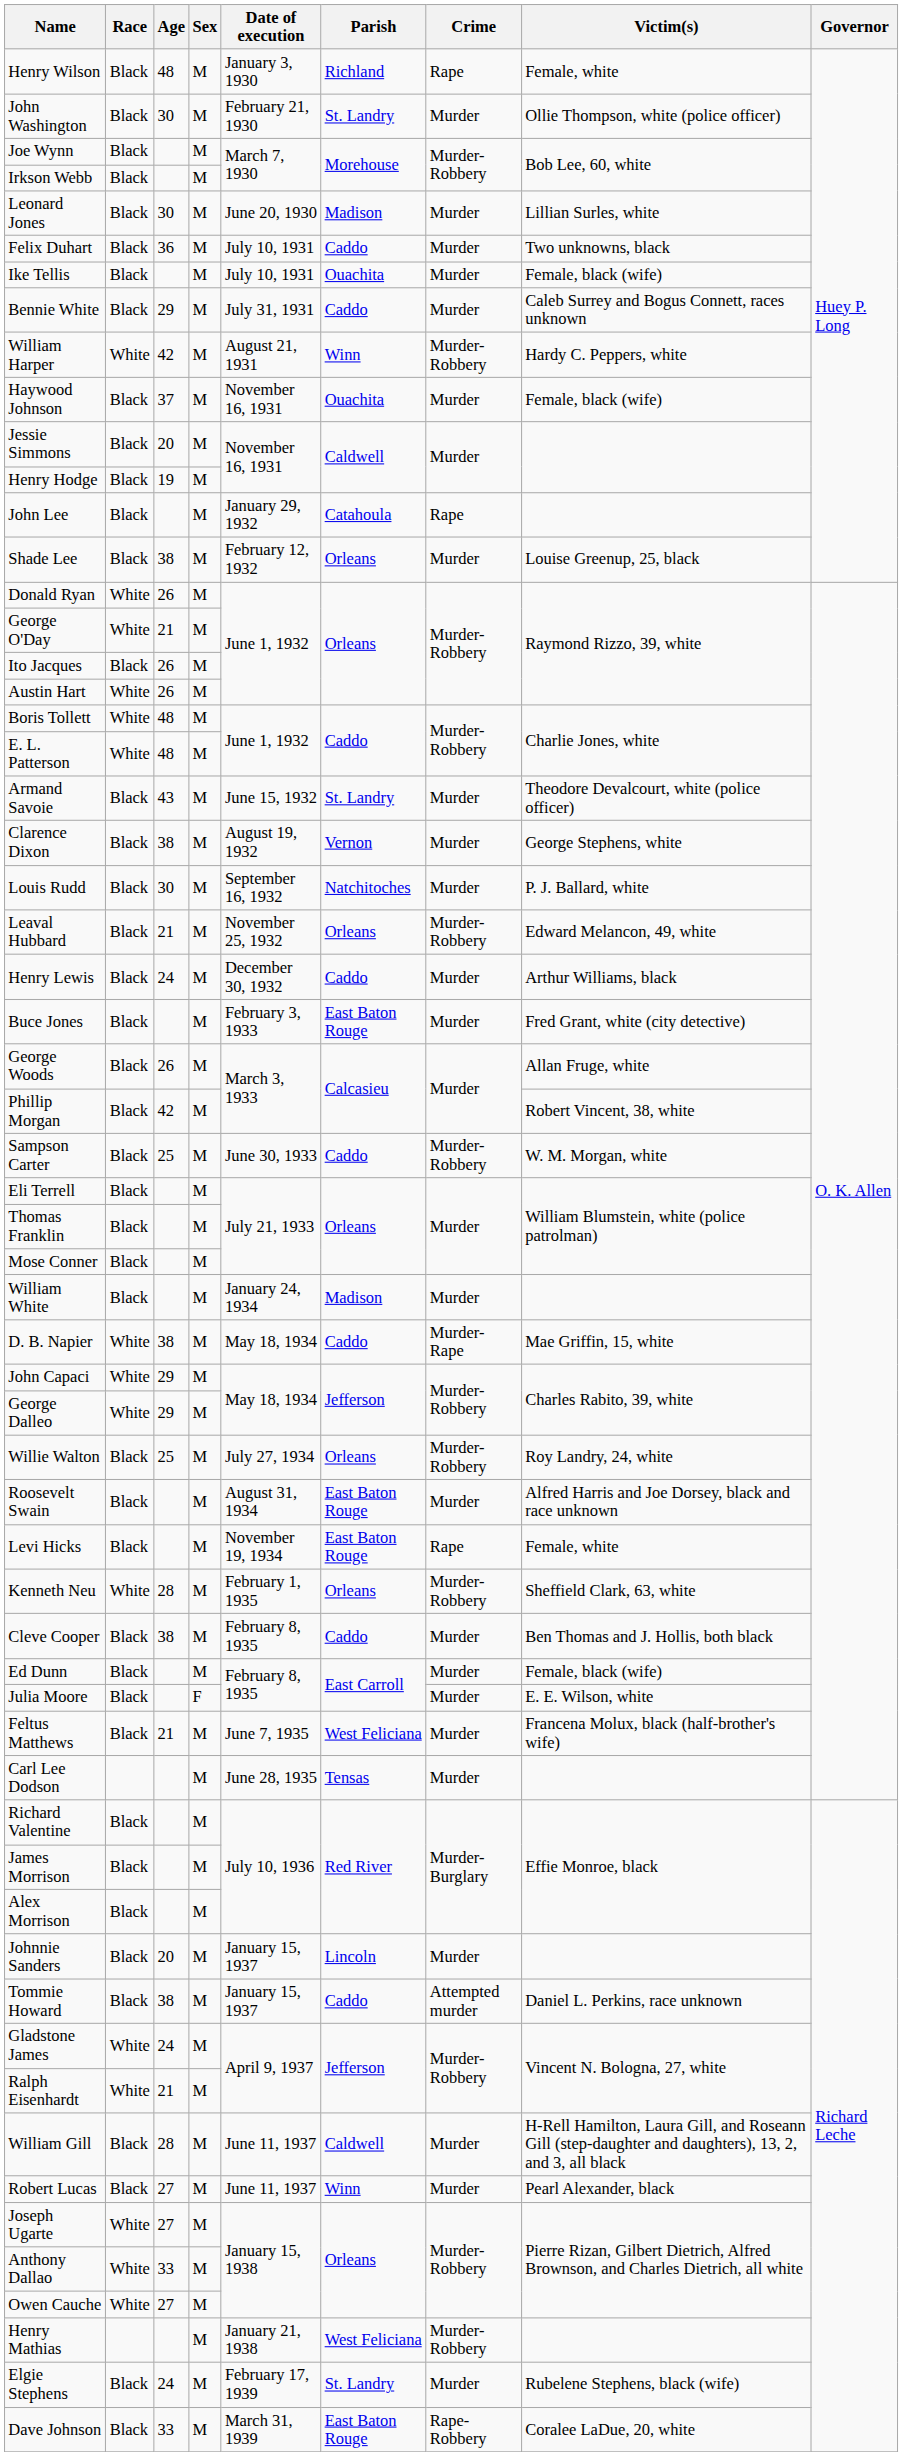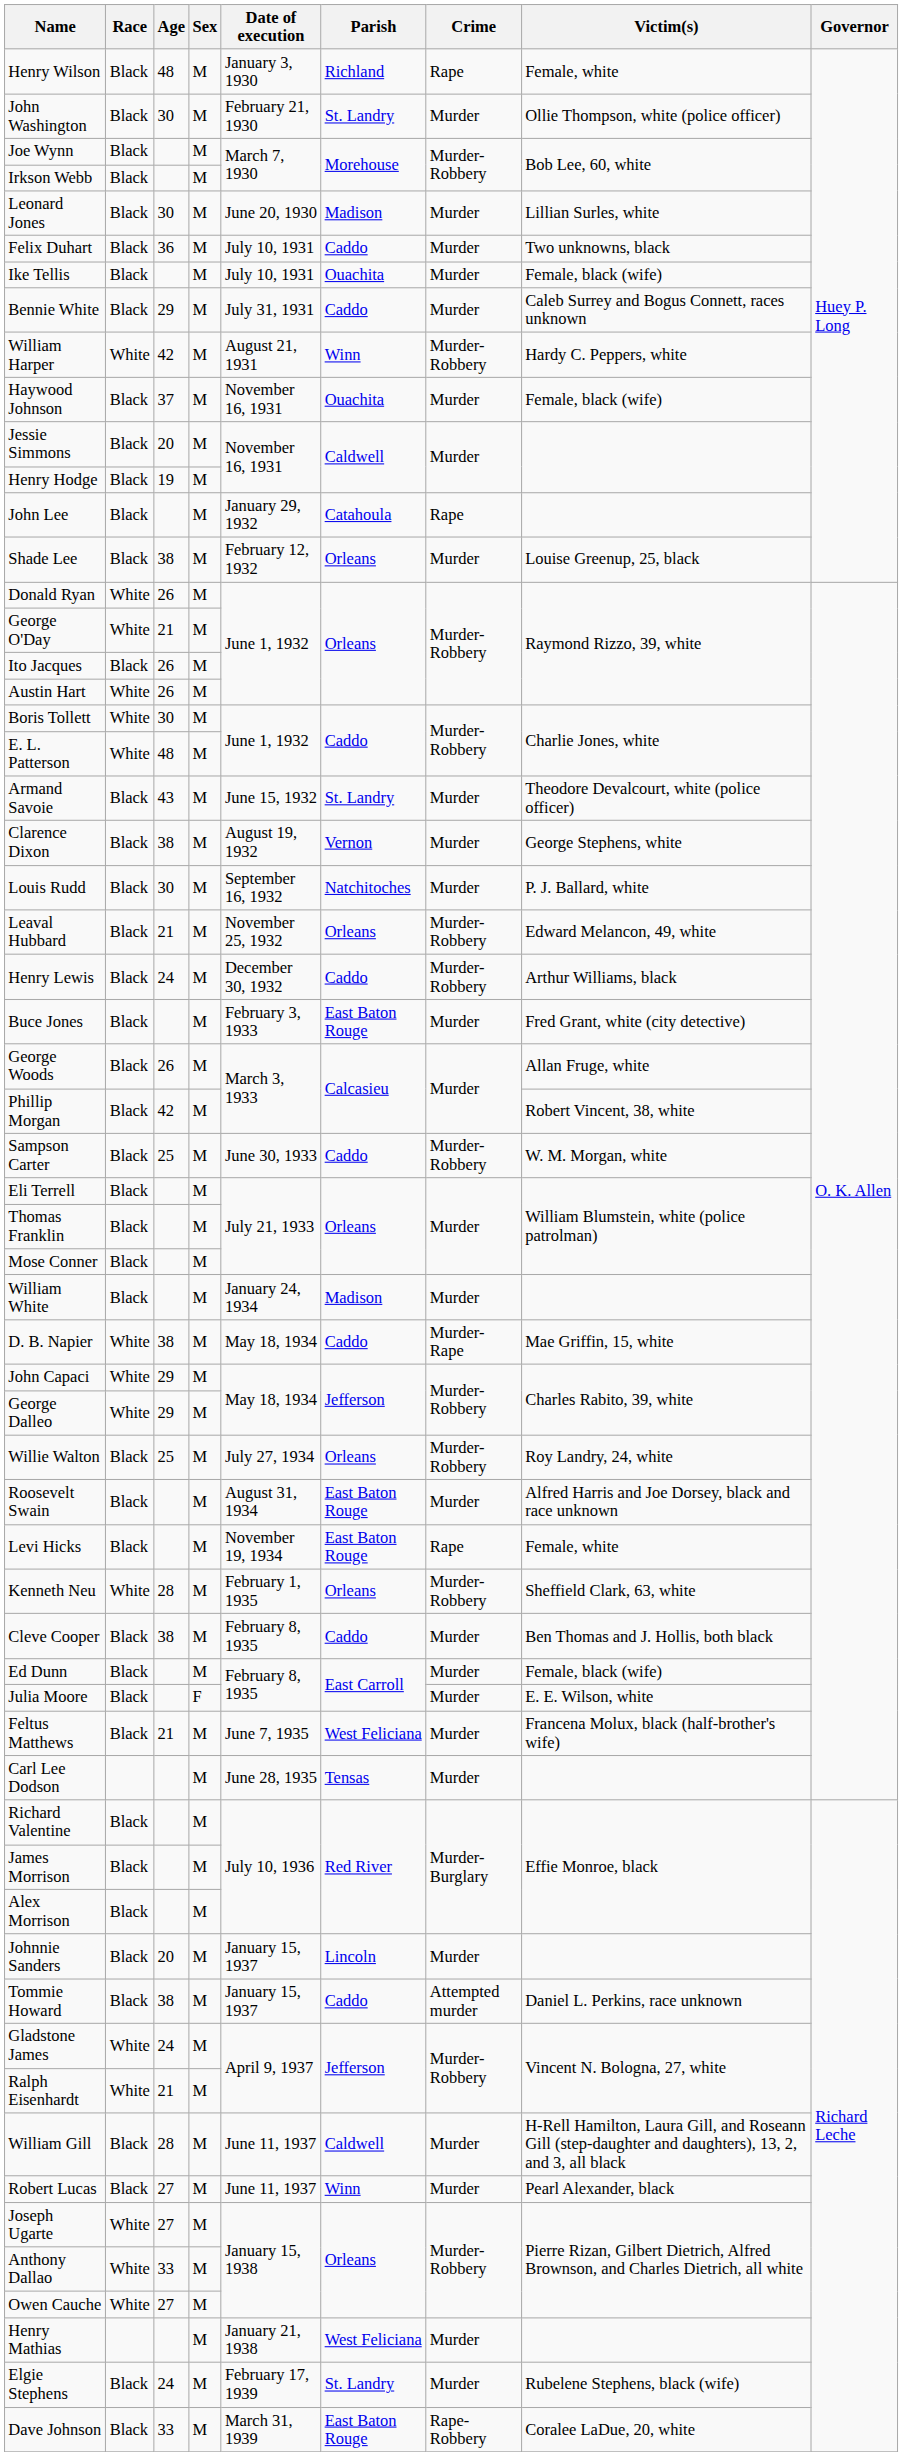(166, 718) 48 -> (166, 718) 30
(455, 976) Murder -> (458, 976) Murder-Robbery
(458, 2339) Murder-Robbery -> (455, 2339) Murder
